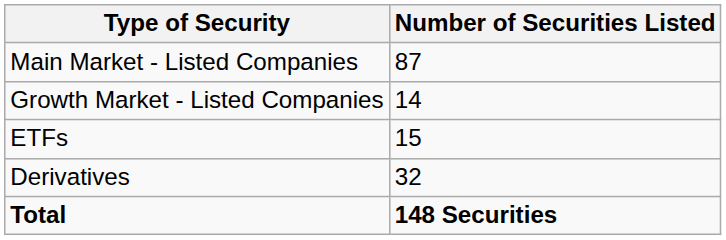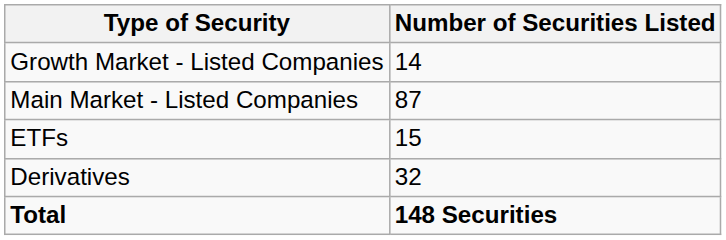rows swapped: (184, 61) <-> (197, 100)
